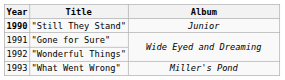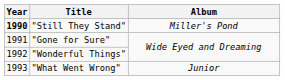(204, 26) Junior -> (204, 26) Miller's Pond
(204, 68) Miller's Pond -> (204, 68) Junior
